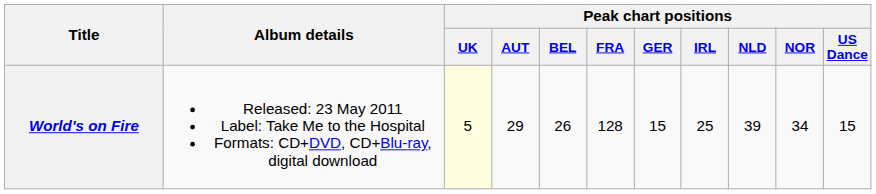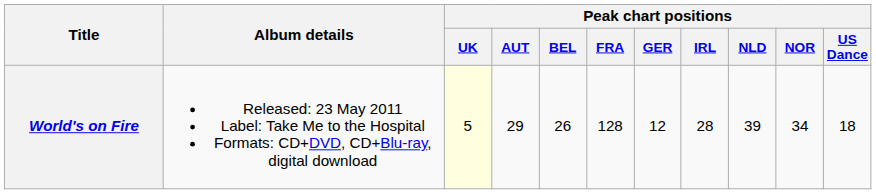(658, 126) 15 -> (658, 126) 12
(705, 126) 25 -> (705, 126) 28
(847, 126) 15 -> (847, 126) 18
